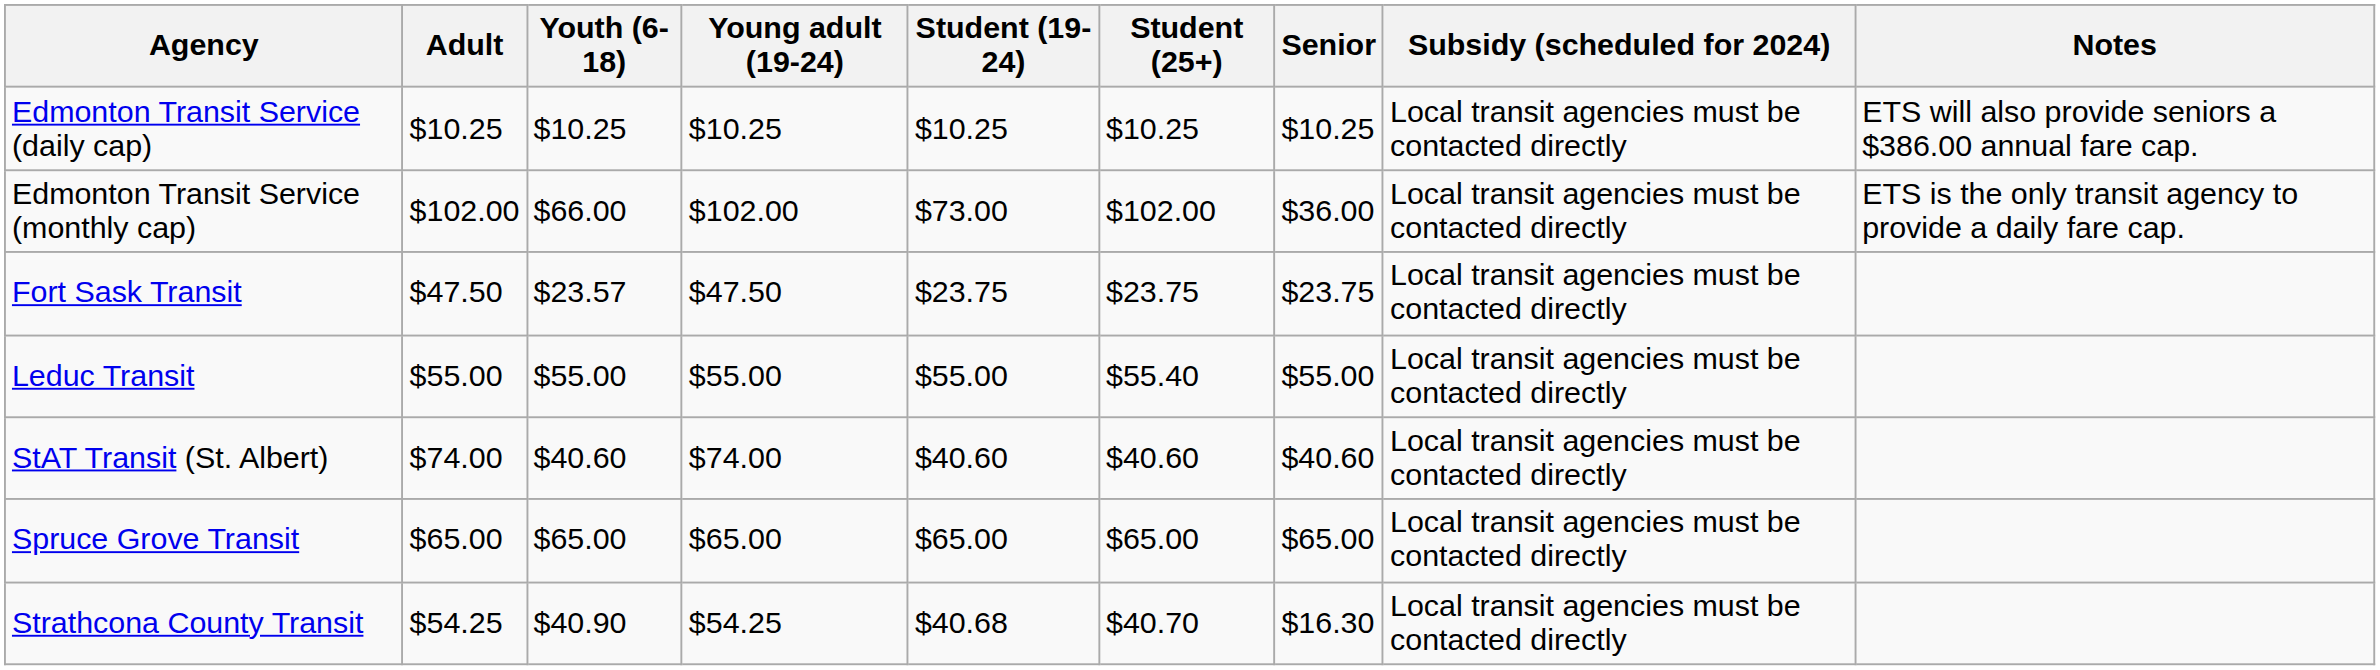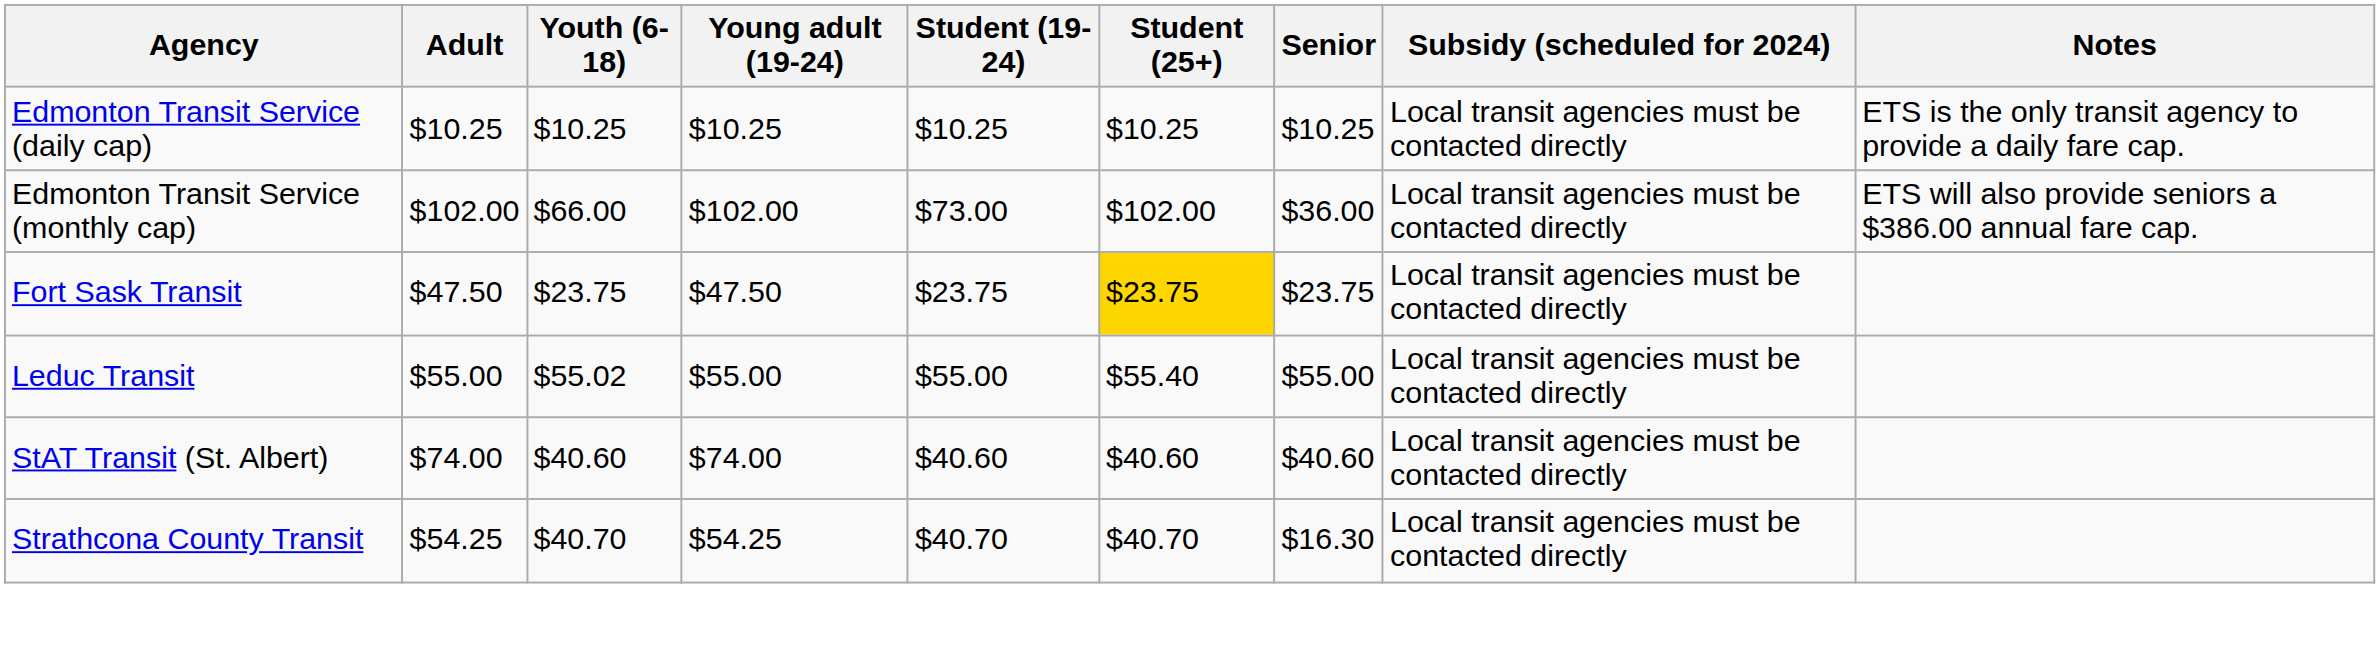(2069, 128) ETS will also provide seniors a $386.00 annual fare cap. -> (2080, 128) ETS is the only transit agency to provide a daily fare cap.
(2080, 210) ETS is the only transit agency to provide a daily fare cap. -> (2069, 210) ETS will also provide seniors a $386.00 annual fare cap.
(580, 292) $23.57 -> (580, 292) $23.75
(1153, 292) no background -> (1153, 292) gold background
(580, 375) $55.00 -> (580, 375) $55.02
- row: (156, 540)
(580, 622) $40.90 -> (580, 540) $40.70
(961, 622) $40.68 -> (961, 540) $40.70
